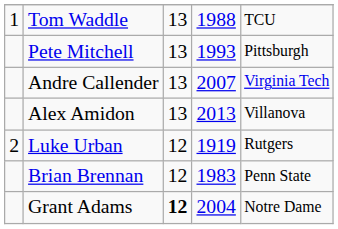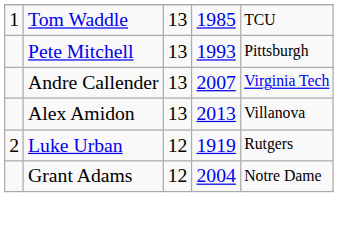(216, 20) 1988 -> (216, 20) 1985
- row: (86, 176)
(178, 207) bold -> (178, 176) normal
